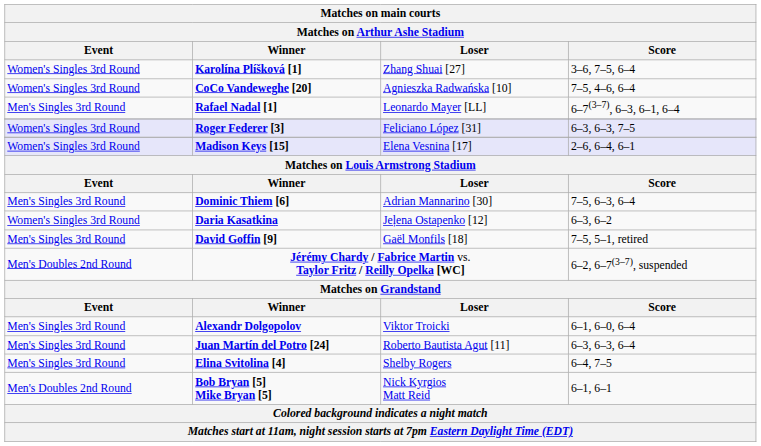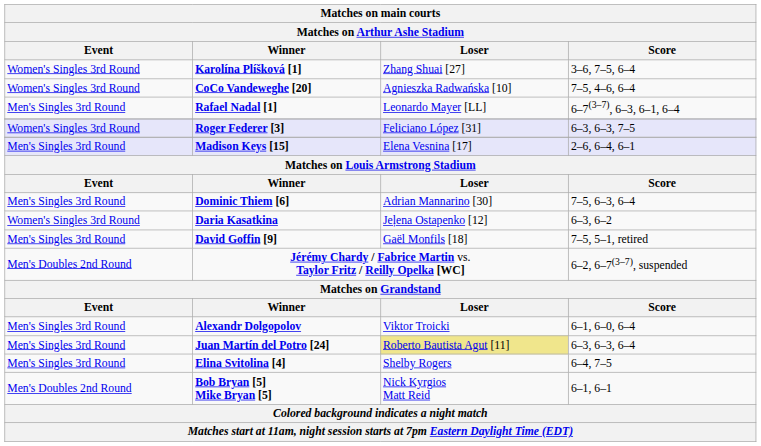(74, 146) Women's Singles 3rd Round -> (66, 146) Men's Singles 3rd Round
(446, 344) no background -> (446, 344) khaki background
